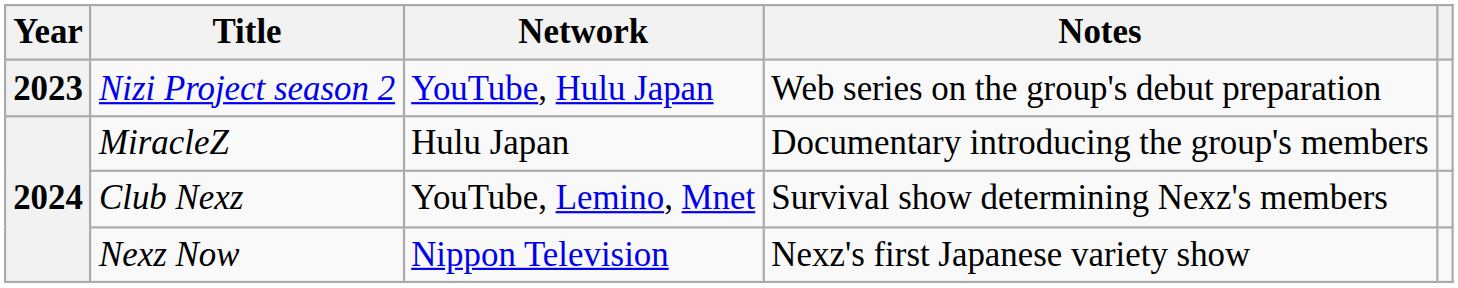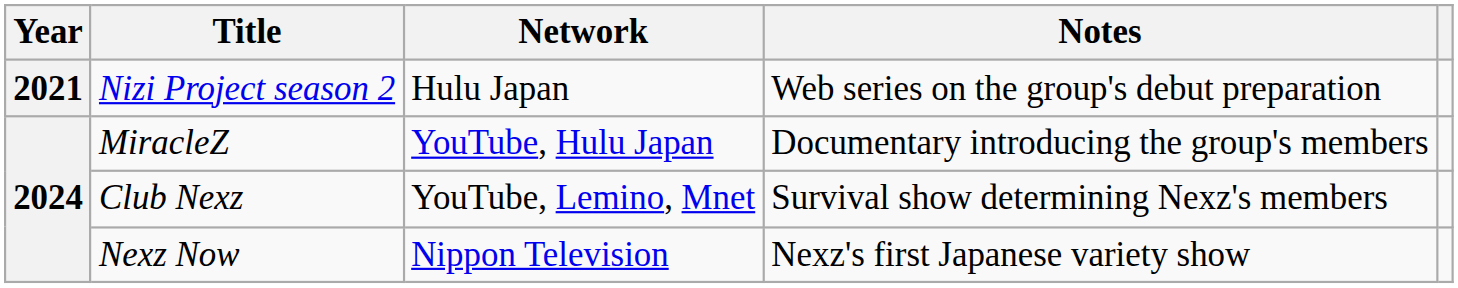(48, 87) 2023 -> (48, 87) 2021
(562, 87) YouTube, Hulu Japan -> (490, 87) Hulu Japan
(490, 142) Hulu Japan -> (562, 142) YouTube, Hulu Japan
